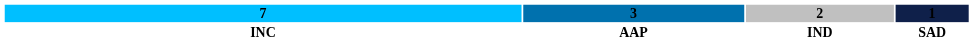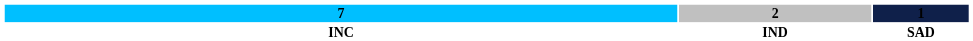- column: (634, 13)
